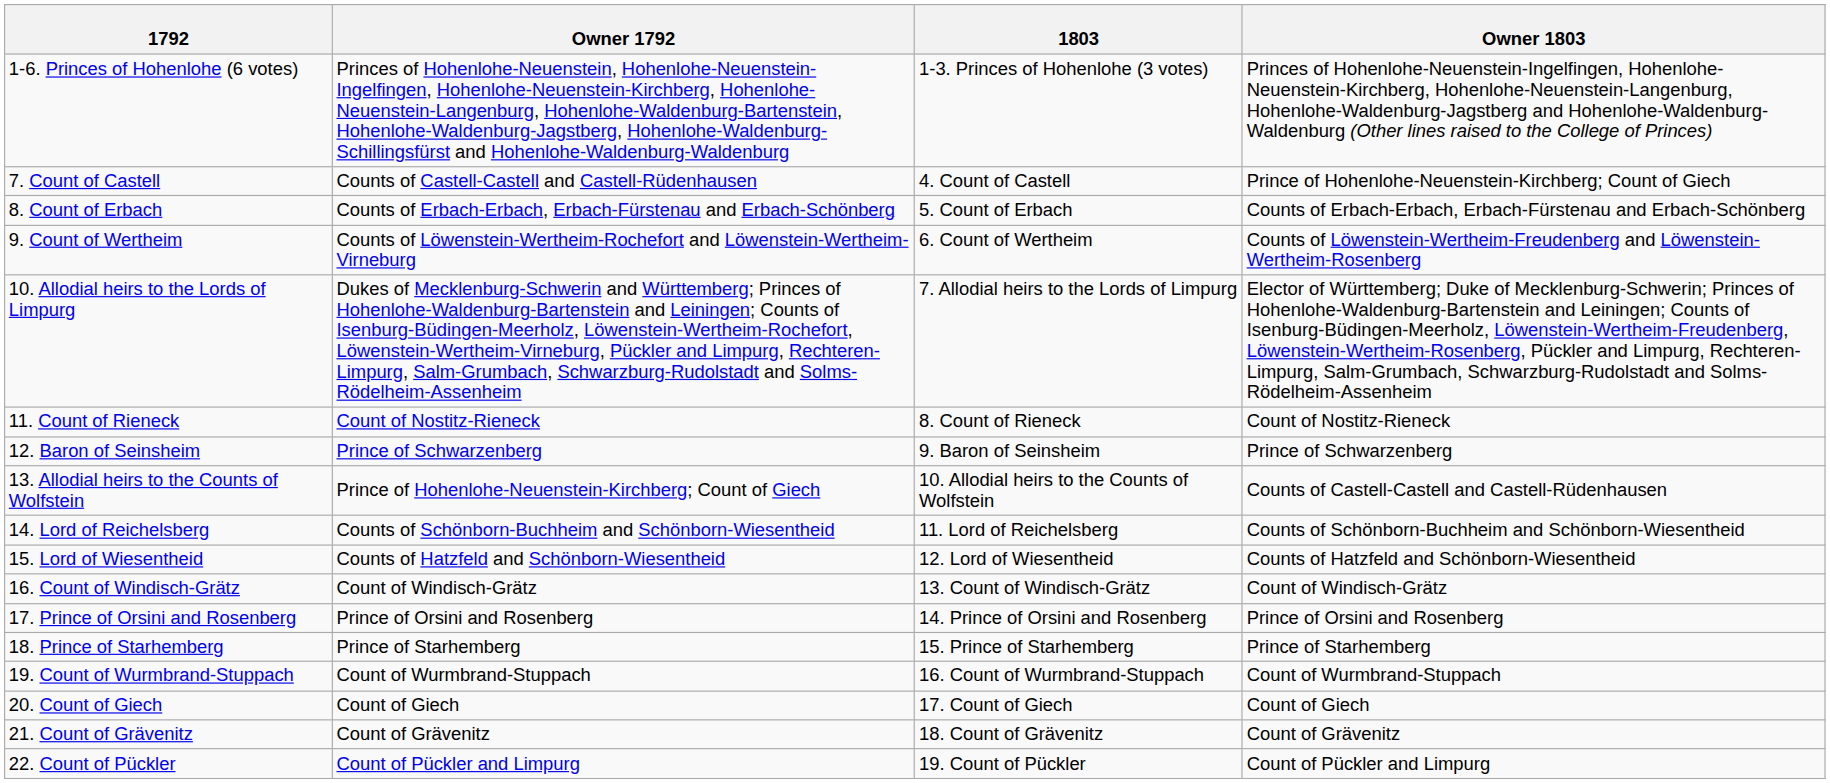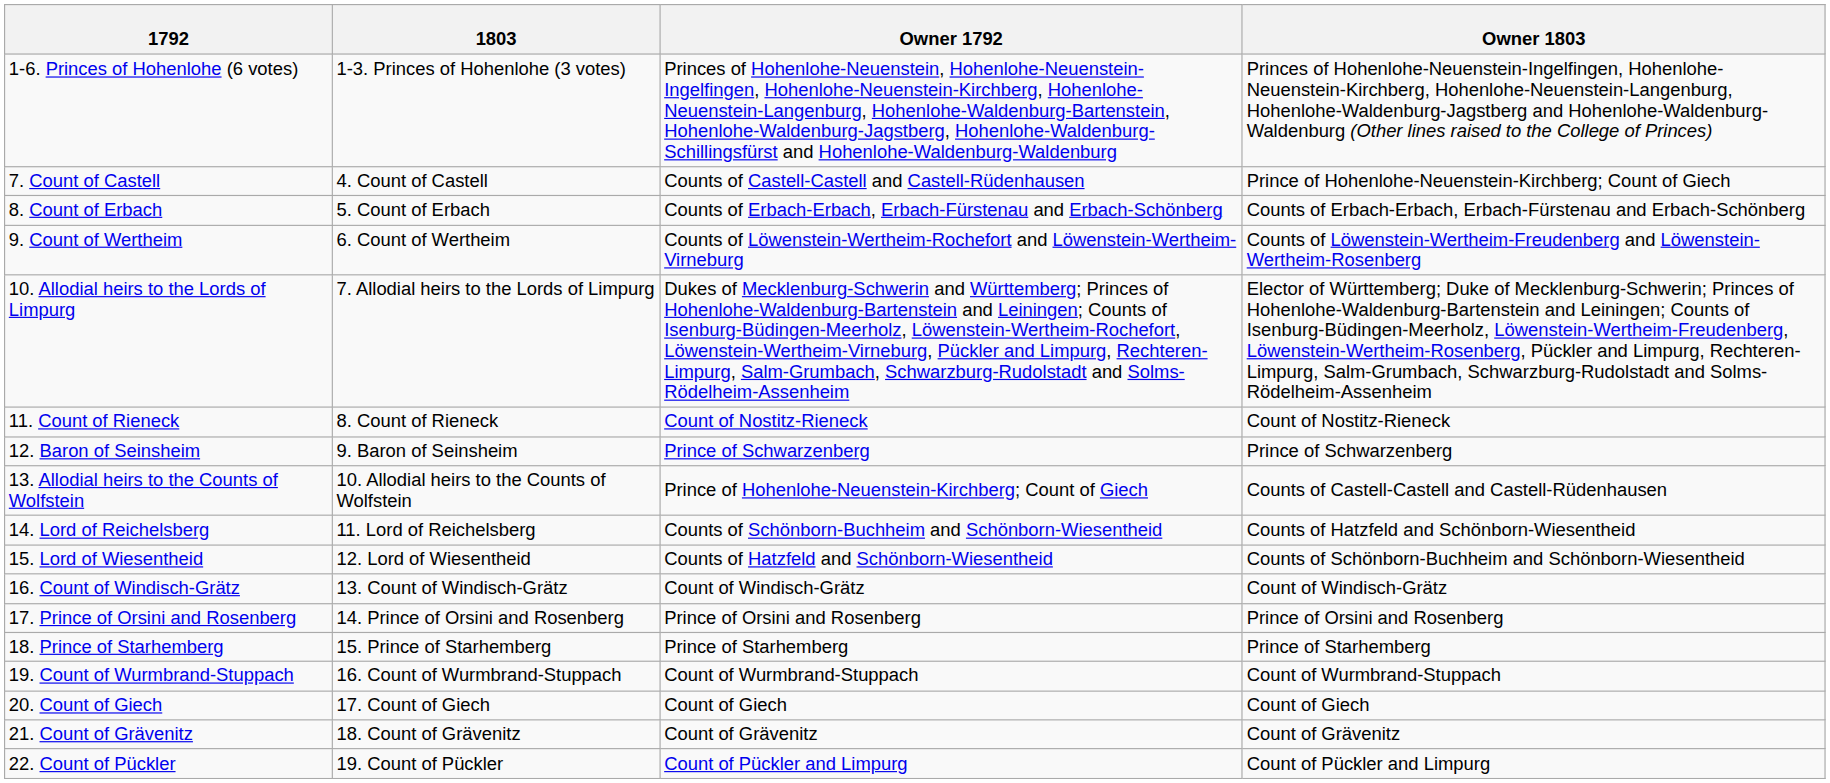columns swapped: (624, 39) <-> (1079, 39)
(1496, 530) Counts of Schönborn-Buchheim and Schönborn-Wiesentheid -> (1441, 530) Counts of Hatzfeld and Schönborn-Wiesentheid
(1441, 559) Counts of Hatzfeld and Schönborn-Wiesentheid -> (1496, 559) Counts of Schönborn-Buchheim and Schönborn-Wiesentheid
